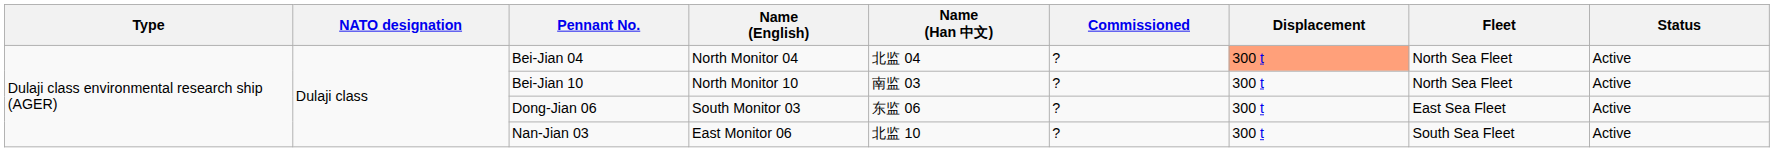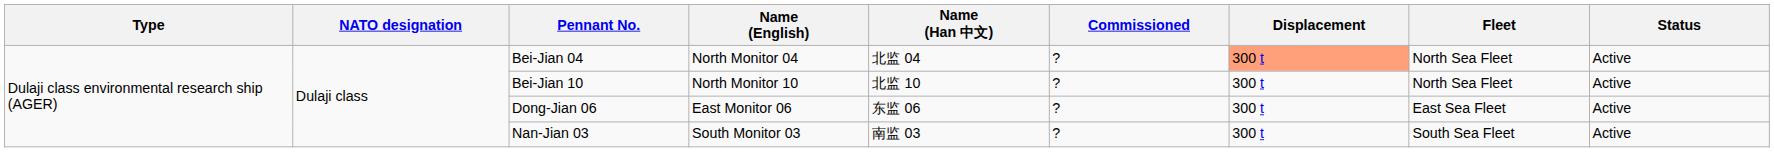(896, 83) 南监 03 -> (896, 83) 北监 10
(746, 108) South Monitor 03 -> (742, 108) East Monitor 06
(742, 134) East Monitor 06 -> (746, 134) South Monitor 03
(896, 133) 北监 10 -> (896, 133) 南监 03
